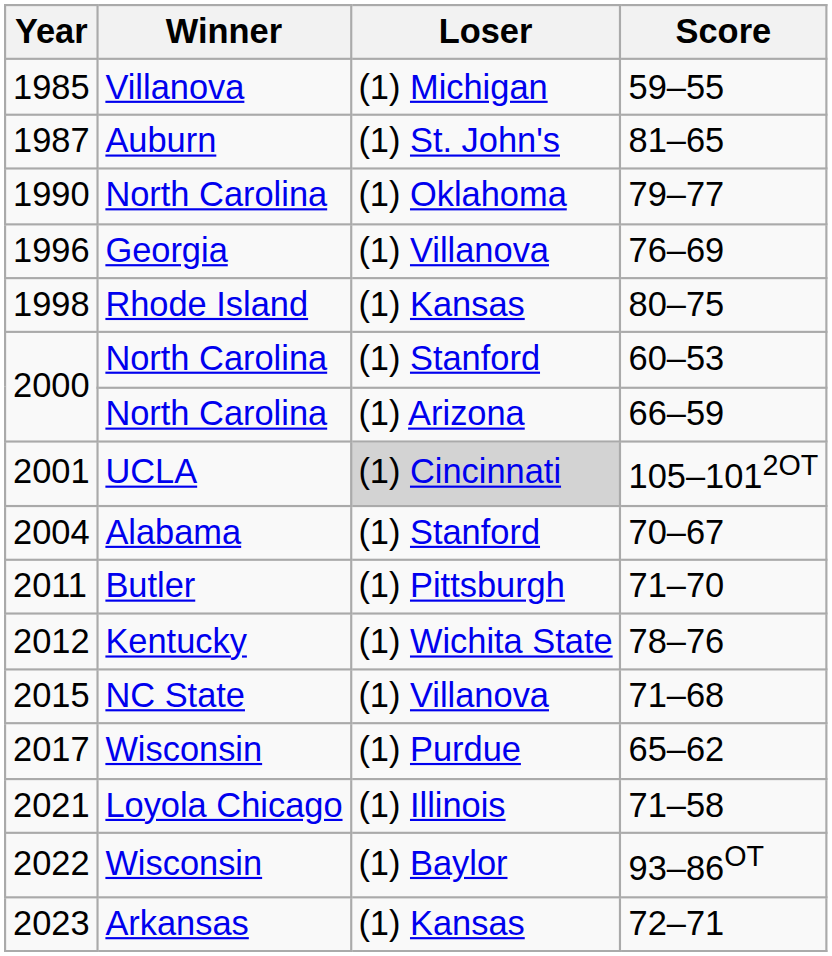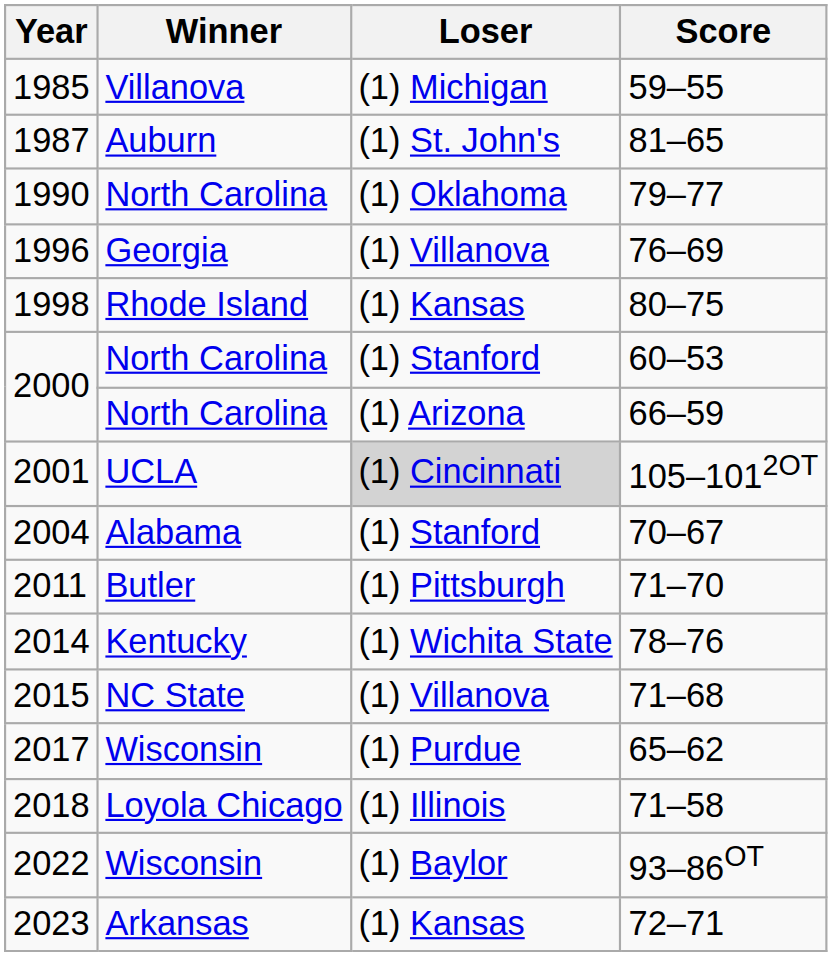(51, 641) 2012 -> (51, 641) 2014
(51, 804) 2021 -> (51, 804) 2018
